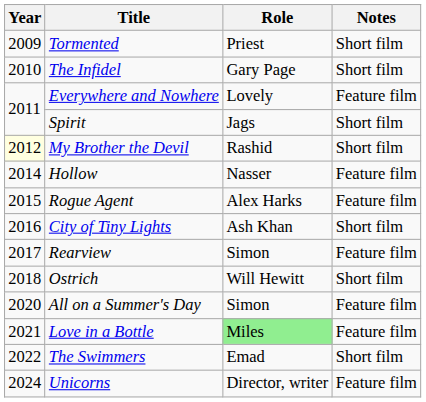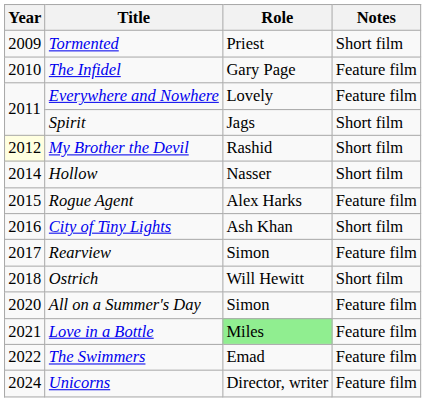(370, 69) Short film -> (376, 69) Feature film
(376, 174) Feature film -> (370, 174) Short film
(370, 357) Short film -> (376, 357) Feature film
